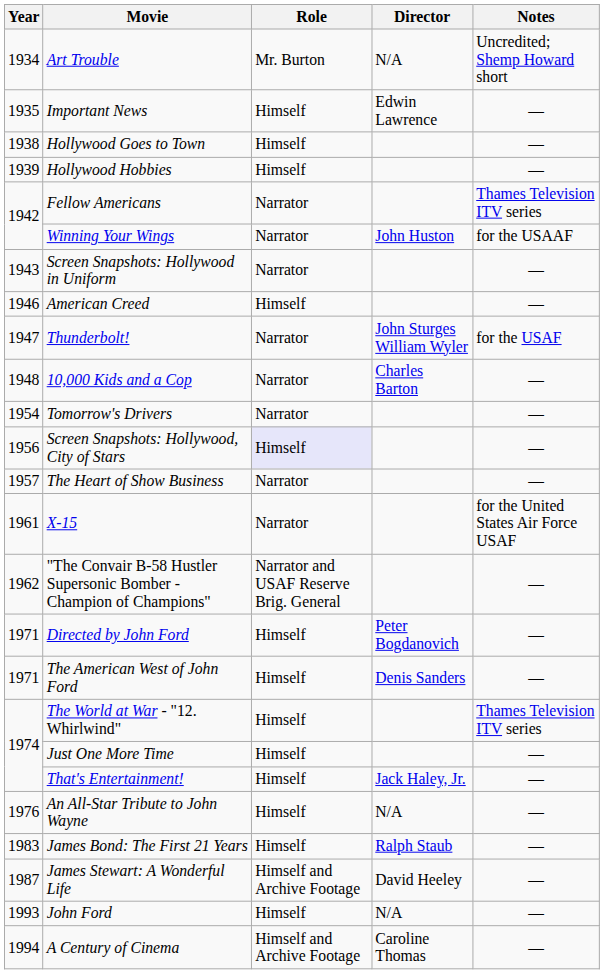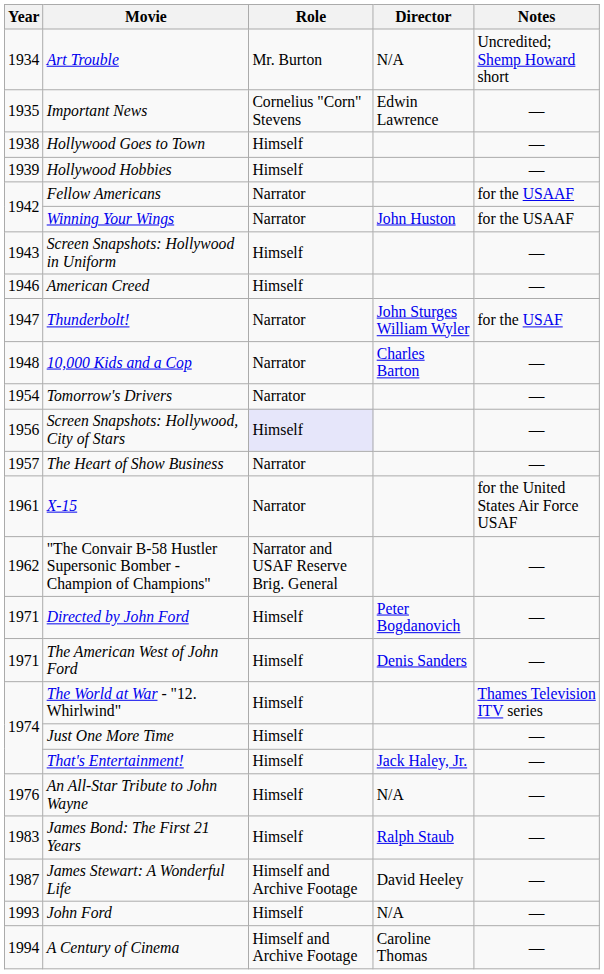(280, 110) Himself -> (307, 110) Cornelius "Corn" Stevens
(535, 203) Thames Television ITV series -> (526, 194) for the USAAF
(282, 270) Narrator -> (278, 252) Himself
